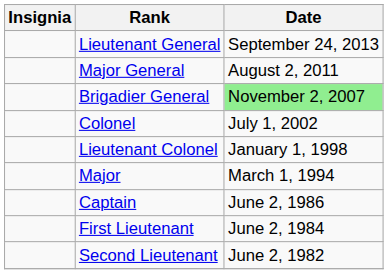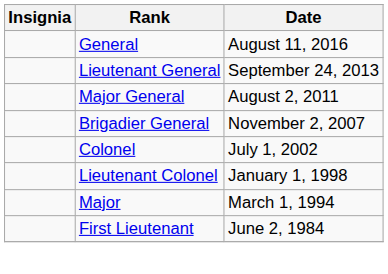+ row: (108, 44)
(297, 96) lightgreen background -> (297, 123) no background
- row: (108, 202)
- row: (148, 255)
